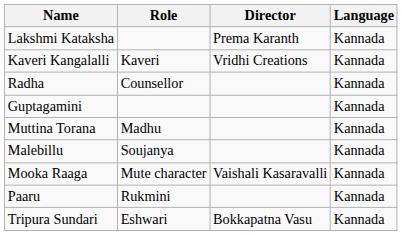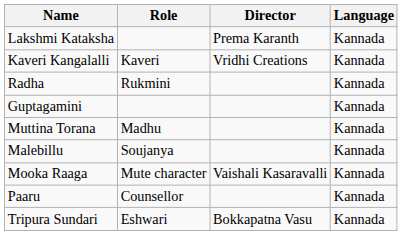(152, 83) Counsellor -> (146, 83) Rukmini
(146, 196) Rukmini -> (152, 196) Counsellor
